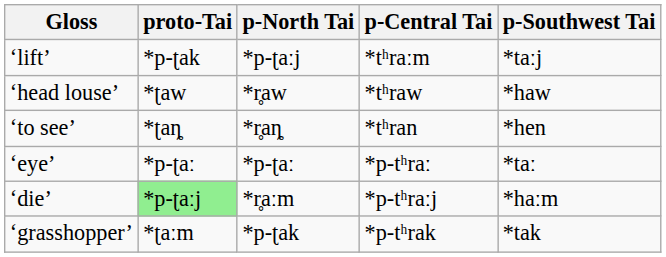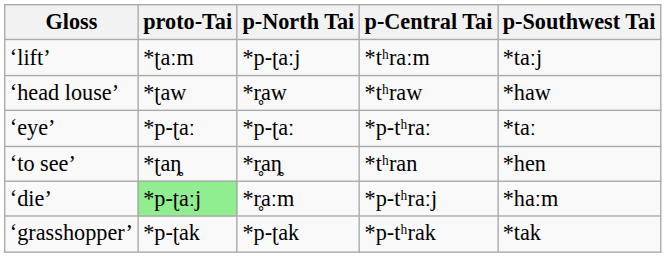(172, 57) *p-ʈak -> (168, 57) *ʈaːm
rows swapped: (43, 127) <-> (33, 163)
(168, 233) *ʈaːm -> (172, 233) *p-ʈak
